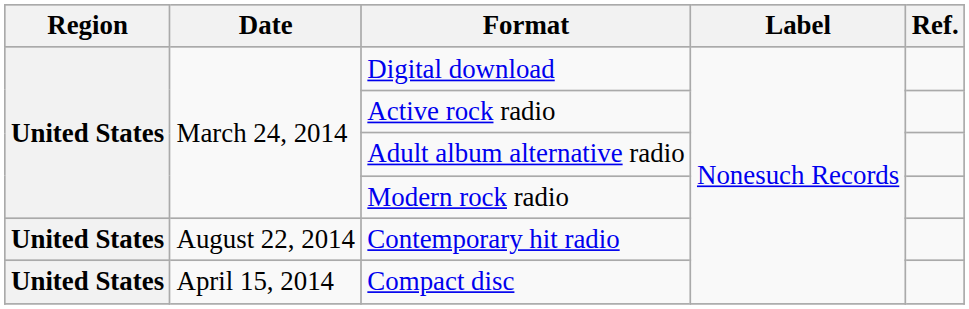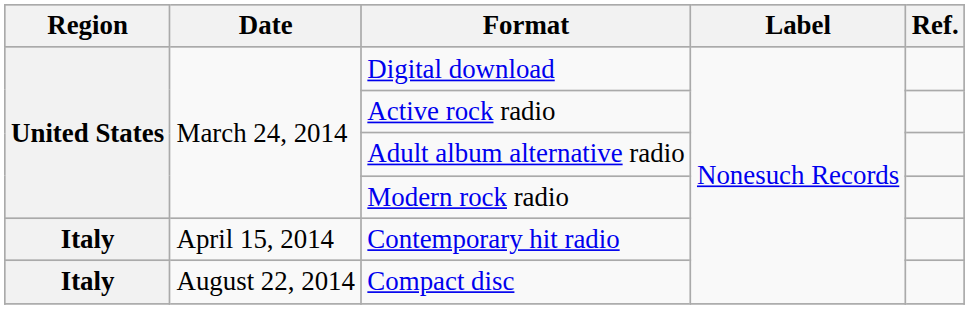(88, 238) United States -> (88, 238) Italy
(266, 238) August 22, 2014 -> (255, 238) April 15, 2014
(88, 281) United States -> (88, 281) Italy
(255, 281) April 15, 2014 -> (266, 281) August 22, 2014
